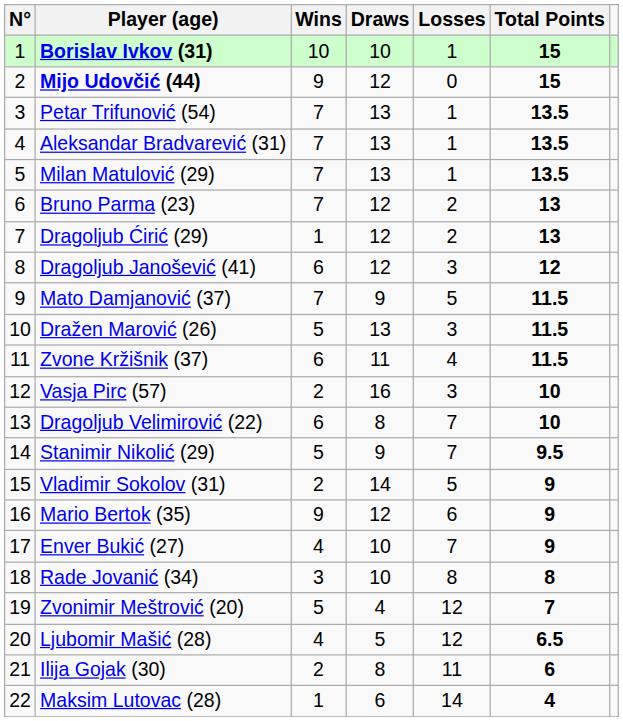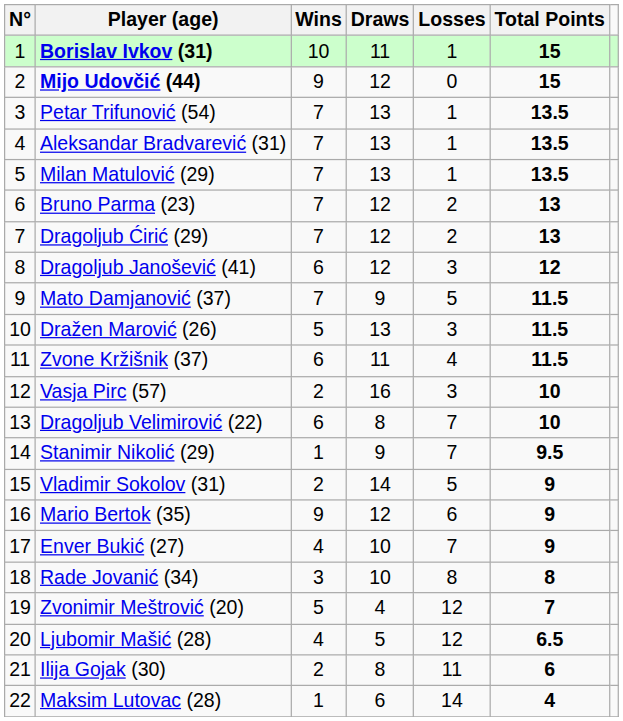(380, 50) 10 -> (380, 50) 11
(319, 236) 1 -> (319, 236) 7
(319, 453) 5 -> (319, 453) 1
